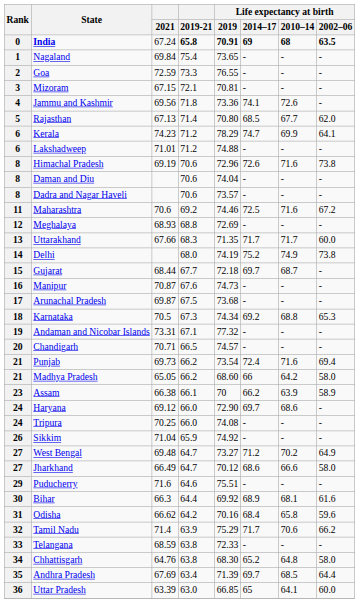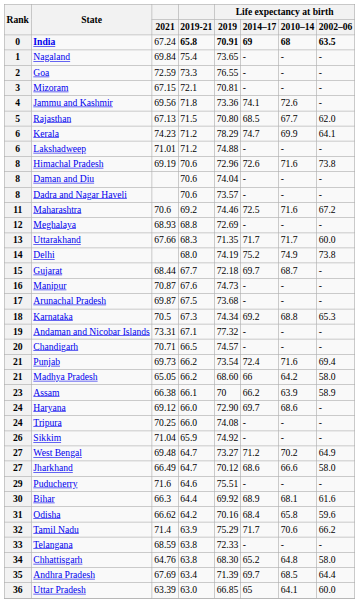(189, 118) 71.4 -> (189, 118) 71.5
